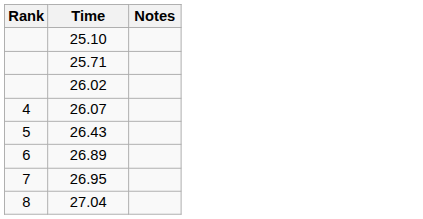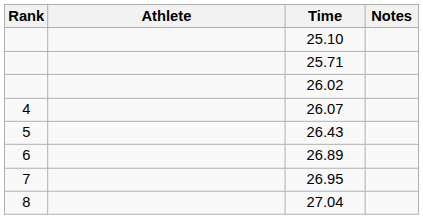+ column: (166, 16)
